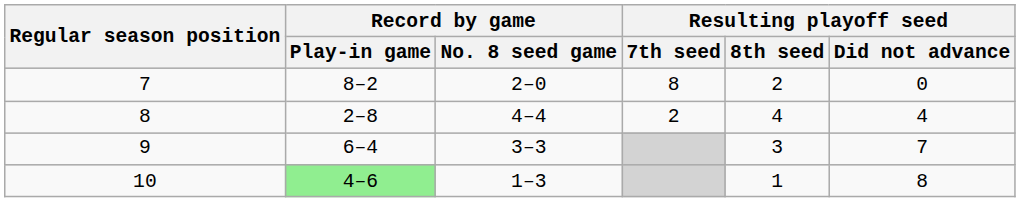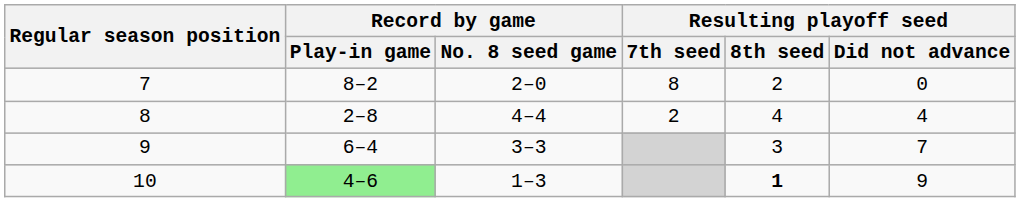(777, 181) normal -> (777, 181) bold
(922, 181) 8 -> (922, 181) 9
